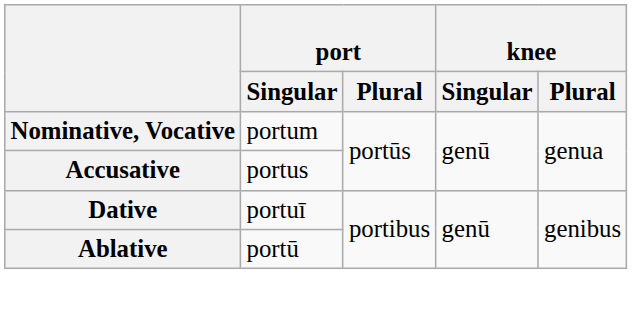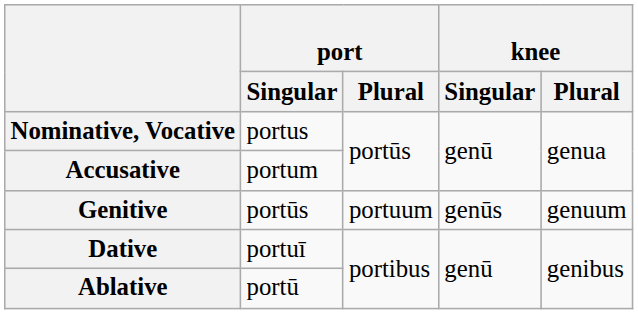(282, 130) portum -> (277, 130) portus
(277, 170) portus -> (282, 170) portum
+ row: (123, 209)
